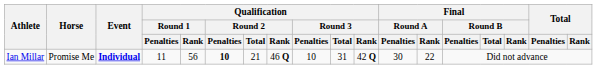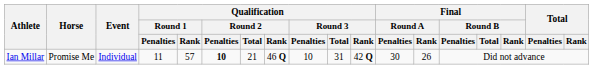(119, 57) bold -> (118, 57) normal
(193, 57) 56 -> (190, 57) 57
(430, 57) 22 -> (426, 57) 26
